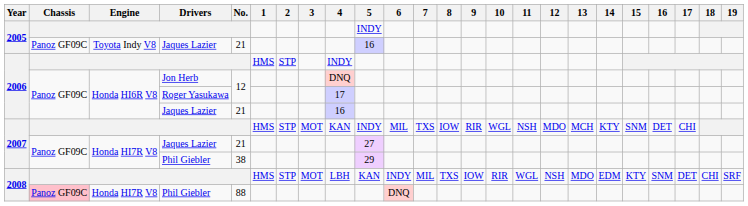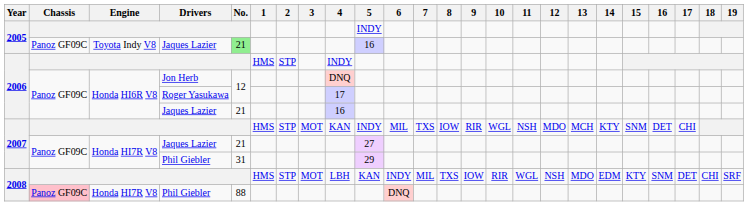(241, 45) no background -> (241, 45) lightgreen background
(241, 160) 38 -> (241, 160) 31
